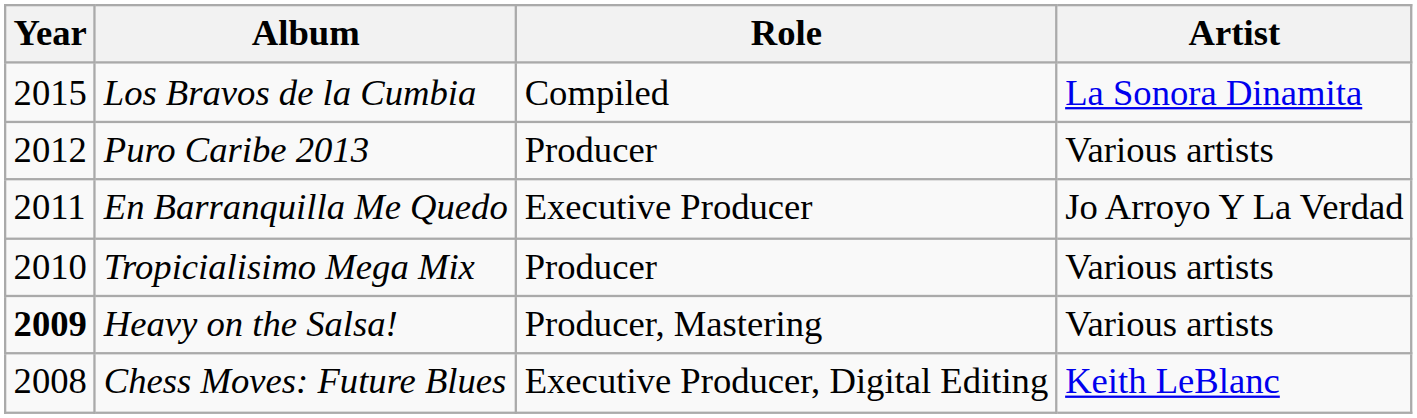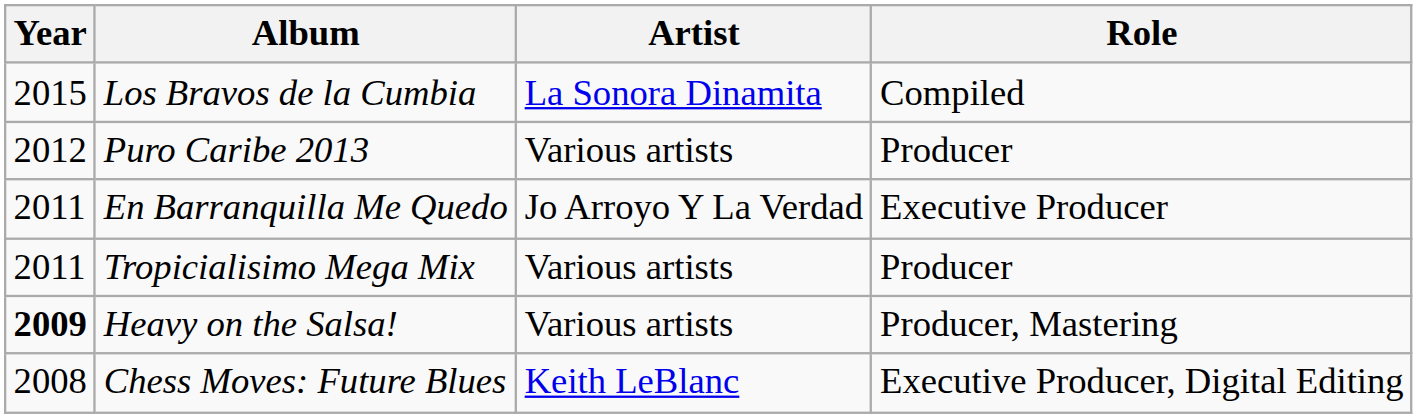columns swapped: (1234, 33) <-> (786, 33)
(50, 265) 2010 -> (50, 265) 2011
